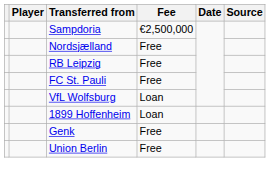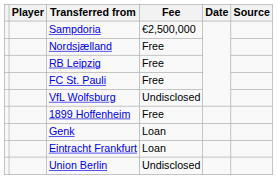(152, 98) Loan -> (171, 98) Undisclosed
(152, 115) Loan -> (153, 115) Free
(151, 132) Free -> (154, 132) Loan
+ row: (93, 149)
(151, 149) Free -> (171, 166) Undisclosed
